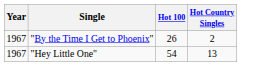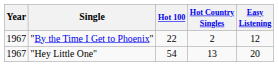+ column: (255, 18)
(172, 38) 26 -> (172, 38) 22
